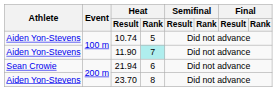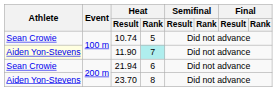(43, 39) Aiden Yon-Stevens -> (31, 39) Sean Crowie
(43, 52) no background -> (43, 52) lightyellow background
